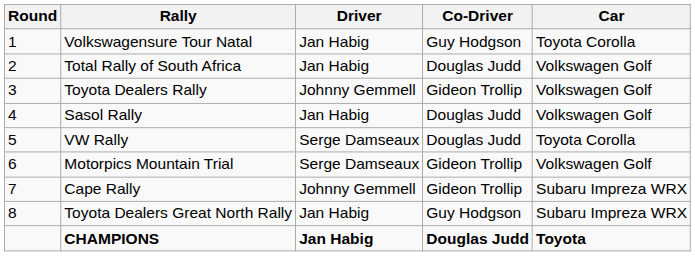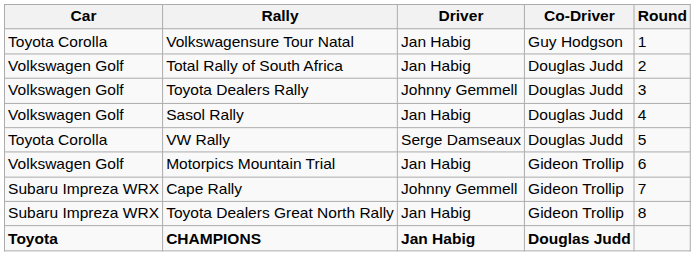columns swapped: (33, 16) <-> (612, 16)
(474, 90) Gideon Trollip -> (576, 90) Douglas Judd
(359, 164) Serge Damseaux -> (436, 164) Jan Habig
(474, 213) Guy Hodgson -> (576, 213) Gideon Trollip
